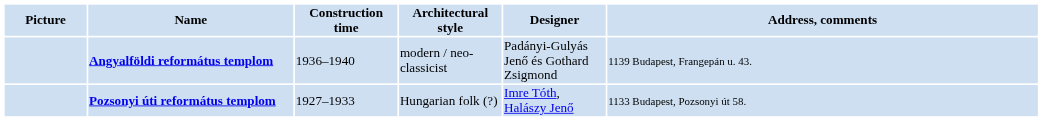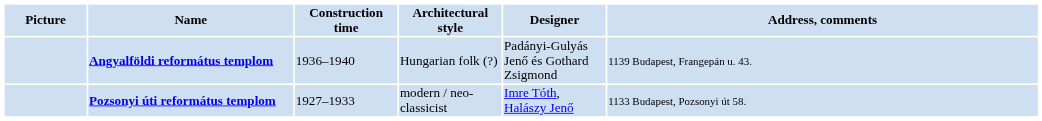(437, 60) modern / neo-classicist -> (449, 60) Hungarian folk (?)
(449, 100) Hungarian folk (?) -> (437, 100) modern / neo-classicist
